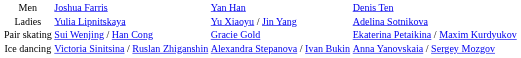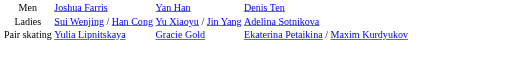(90, 21) Yulia Lipnitskaya -> (104, 21) Sui Wenjing / Han Cong
(104, 35) Sui Wenjing / Han Cong -> (90, 35) Yulia Lipnitskaya
- row: (28, 49)
